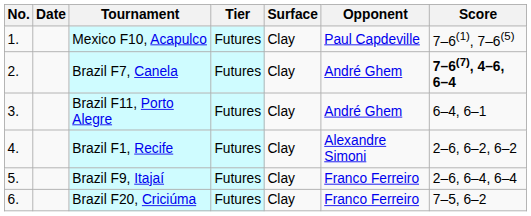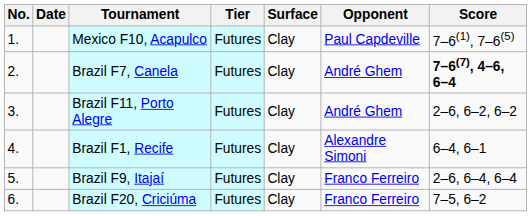(460, 111) 6–4, 6–1 -> (475, 111) 2–6, 6–2, 6–2
(475, 148) 2–6, 6–2, 6–2 -> (460, 148) 6–4, 6–1
